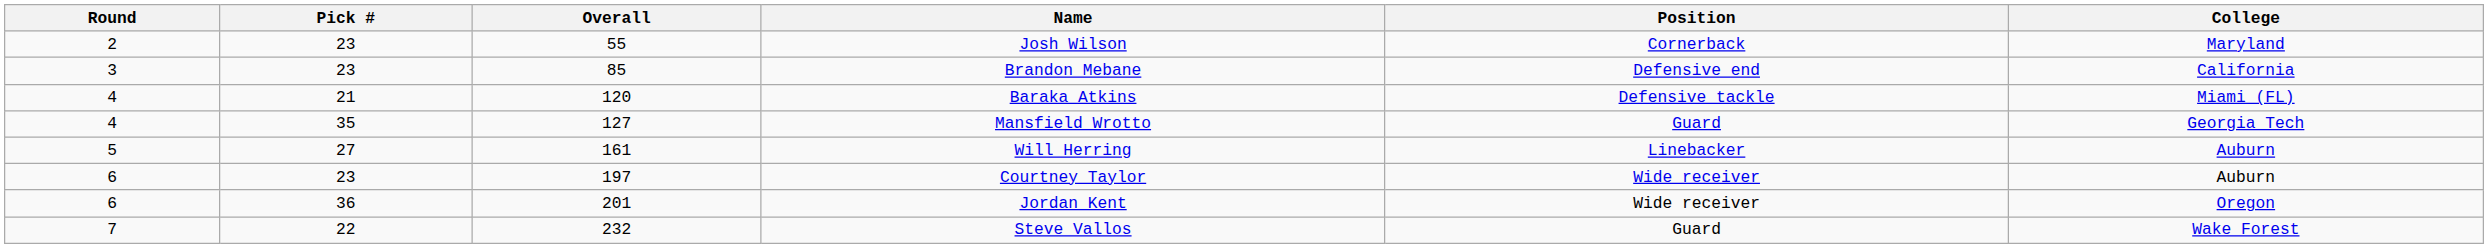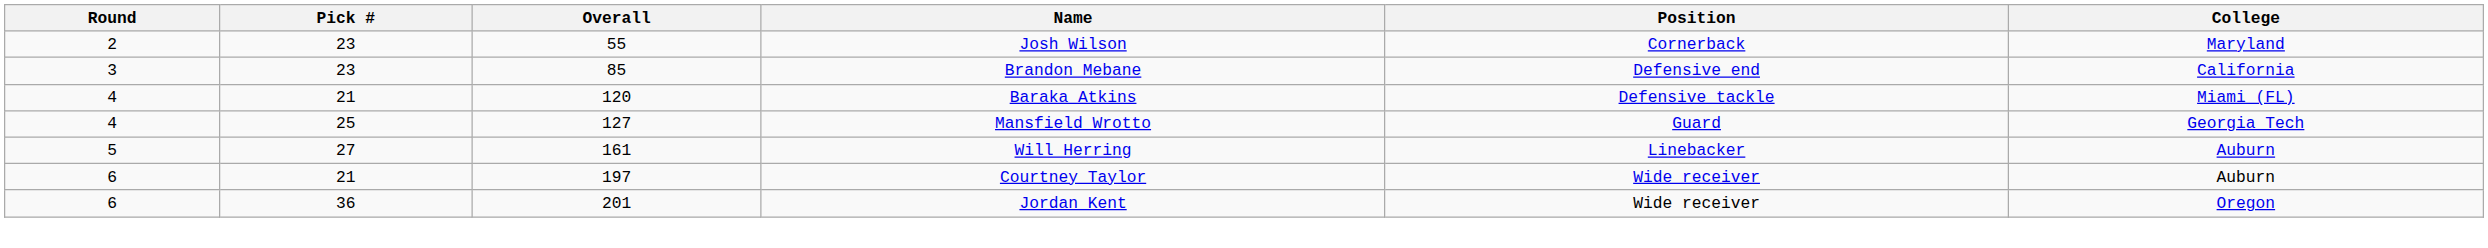(346, 124) 35 -> (346, 124) 25
(346, 177) 23 -> (346, 177) 21
- row: (1073, 230)
